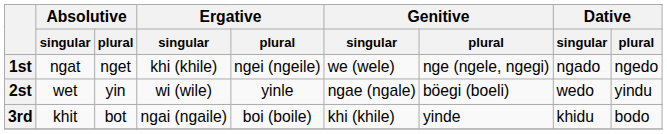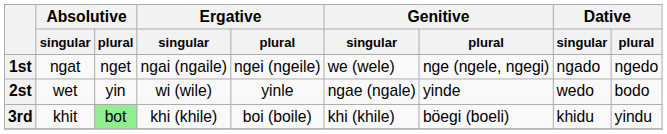(184, 66) khi (khile) -> (184, 66) ngai (ngaile)
(466, 91) böegi (boeli) -> (442, 91) yinde
(633, 91) yindu -> (632, 91) bodo
(116, 116) no background -> (116, 116) lightgreen background
(184, 116) ngai (ngaile) -> (184, 116) khi (khile)
(442, 116) yinde -> (466, 116) böegi (boeli)
(632, 116) bodo -> (633, 116) yindu
